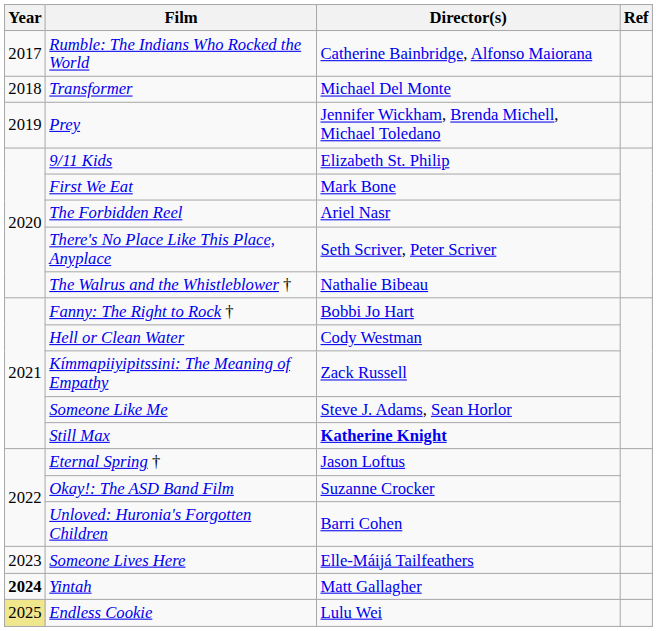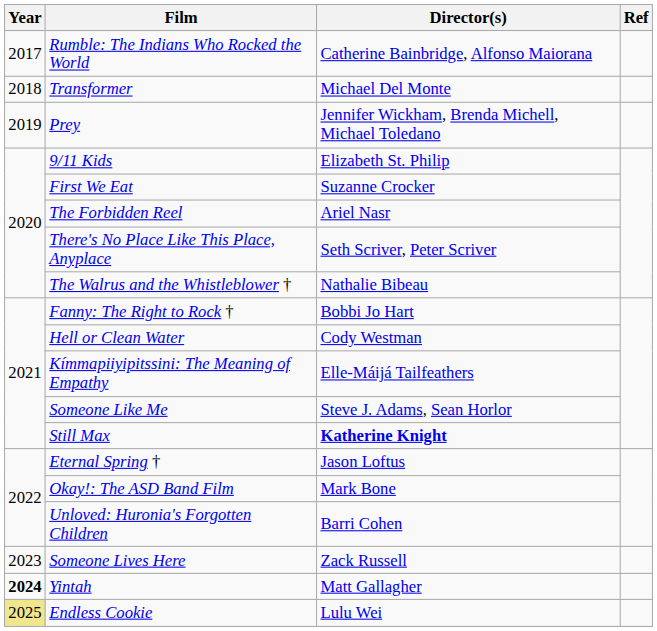(358, 187) Mark Bone -> (378, 187) Suzanne Crocker
(364, 373) Zack Russell -> (397, 373) Elle-Máijá Tailfeathers
(378, 488) Suzanne Crocker -> (358, 488) Mark Bone
(397, 559) Elle-Máijá Tailfeathers -> (364, 559) Zack Russell
